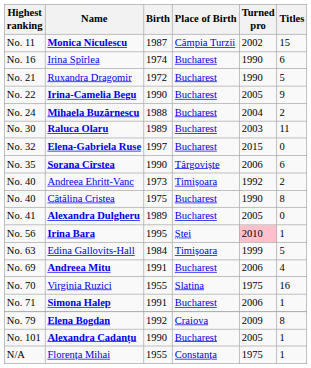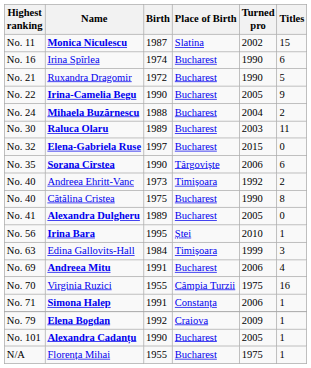(205, 43) Câmpia Turzii -> (189, 43) Slatina
(252, 234) pink background -> (252, 234) no background
(282, 251) 5 -> (282, 251) 3
(189, 286) Slatina -> (205, 286) Câmpia Turzii
(196, 303) Bucharest -> (196, 303) Constanța
(282, 320) 8 -> (282, 320) 1
(196, 355) Constanța -> (196, 355) Bucharest
